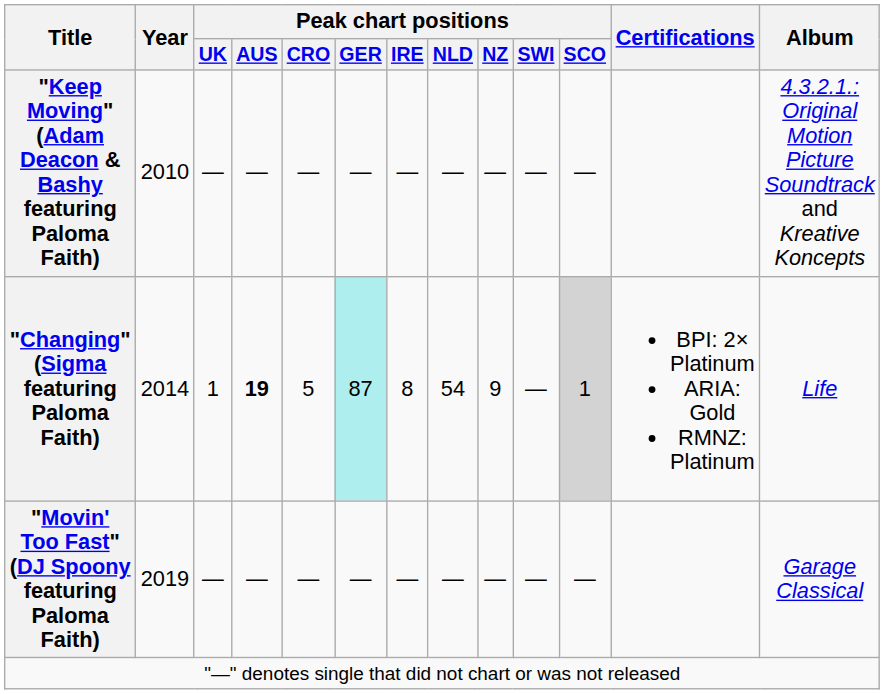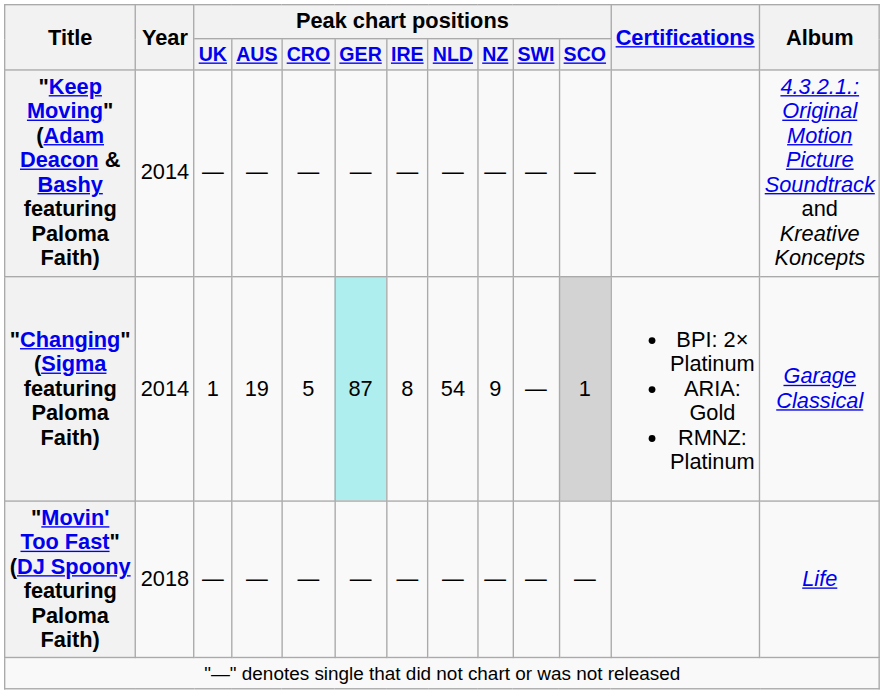(165, 172) 2010 -> (165, 172) 2014
(257, 388) bold -> (257, 388) normal
(820, 388) Life -> (820, 388) Garage Classical
(165, 579) 2019 -> (165, 579) 2018
(820, 579) Garage Classical -> (820, 579) Life
